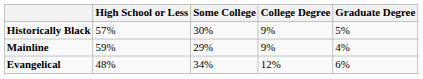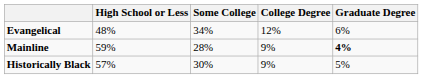rows swapped: (34, 64) <-> (49, 30)
(203, 47) 29% -> (203, 47) 28%
(343, 47) normal -> (344, 47) bold
